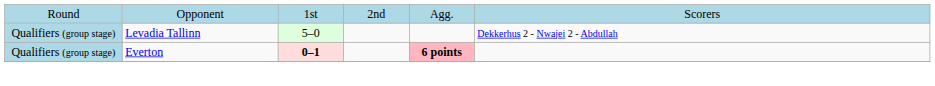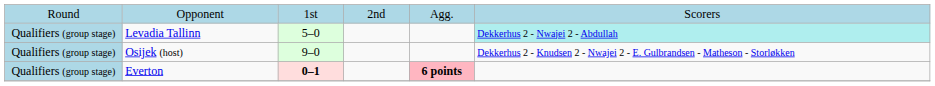(548, 33) no background -> (548, 33) paleturquoise background
+ row: (154, 52)
